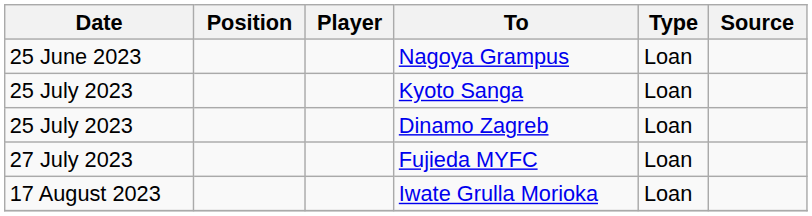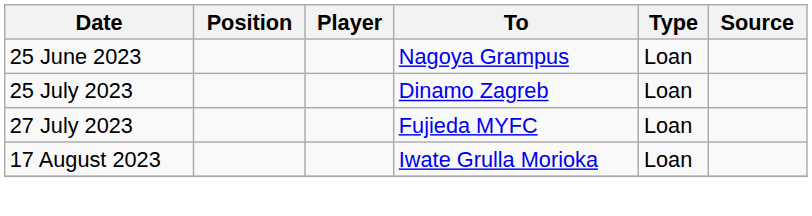- row: (461, 91)
